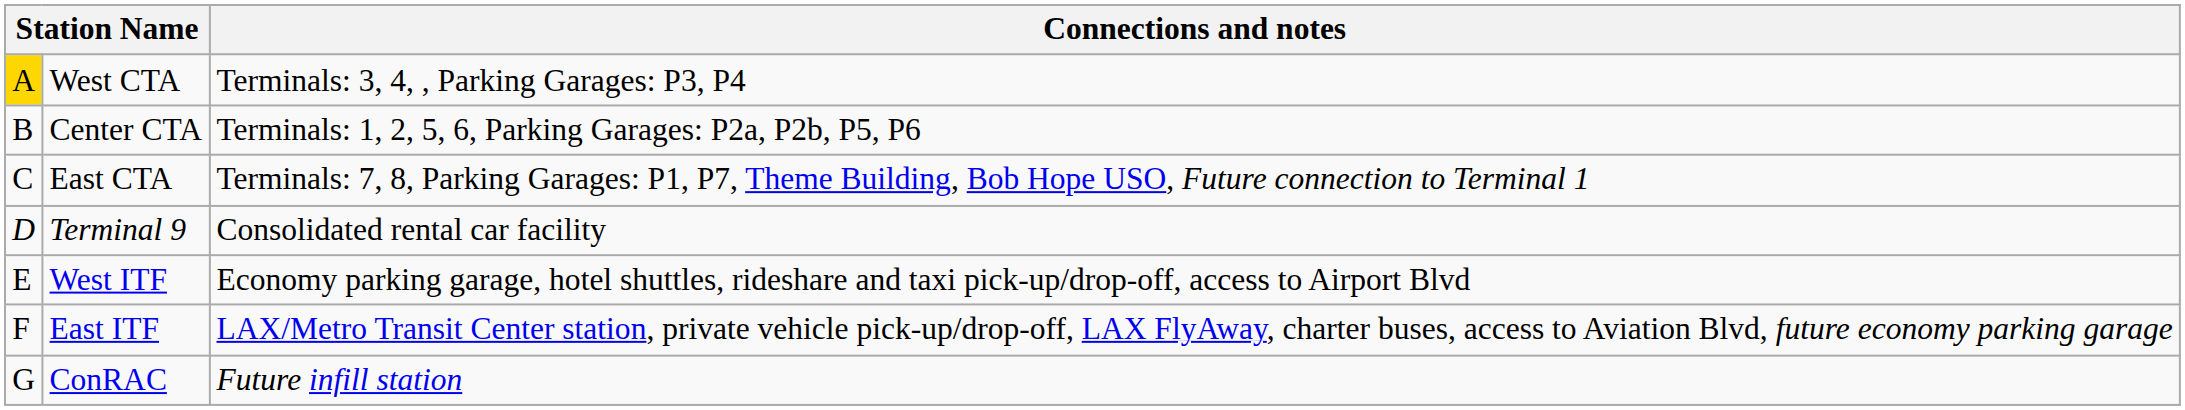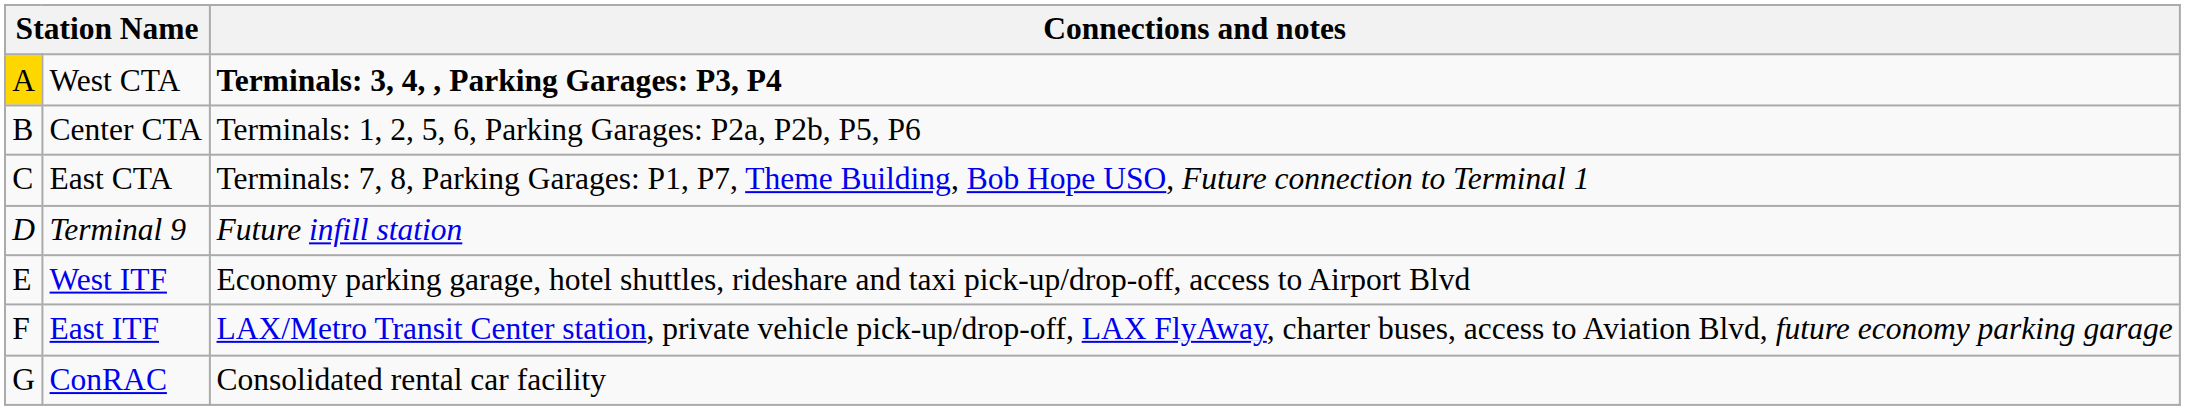(481, 79) normal -> (499, 79) bold
(411, 229) Consolidated rental car facility -> (339, 229) Future infill station
(339, 379) Future infill station -> (411, 379) Consolidated rental car facility
